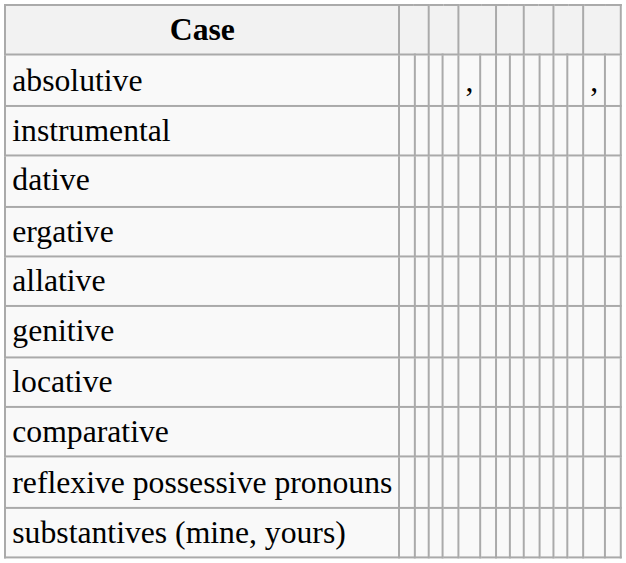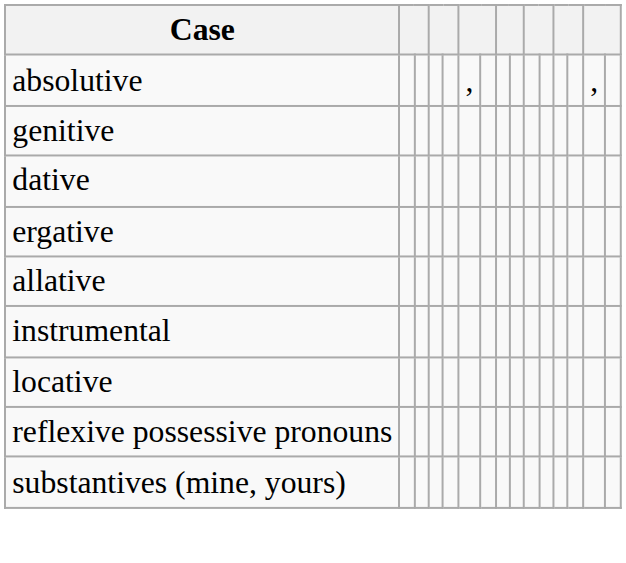rows swapped: (63, 331) <-> (91, 130)
- row: (91, 431)
